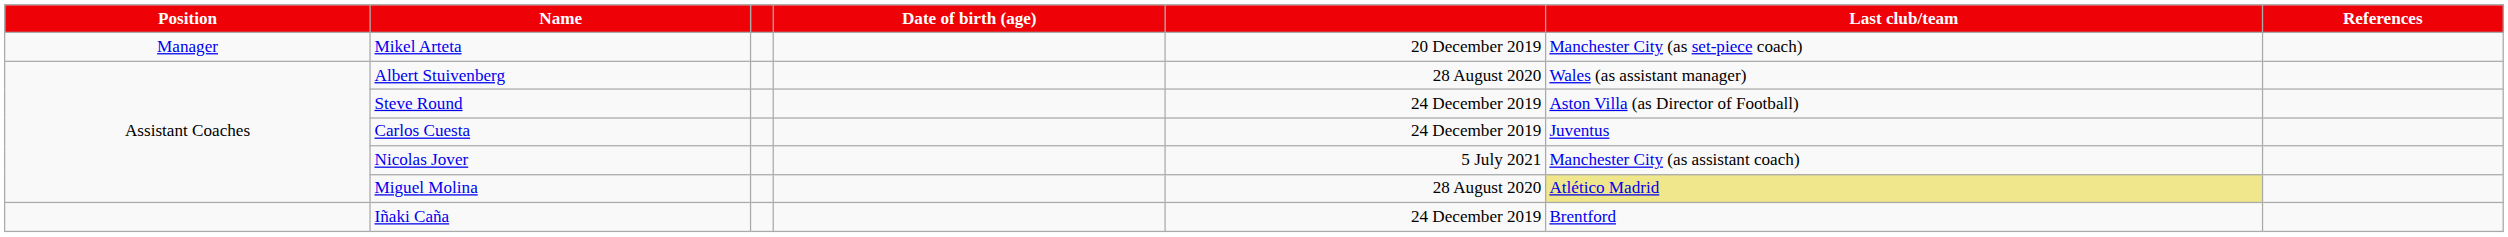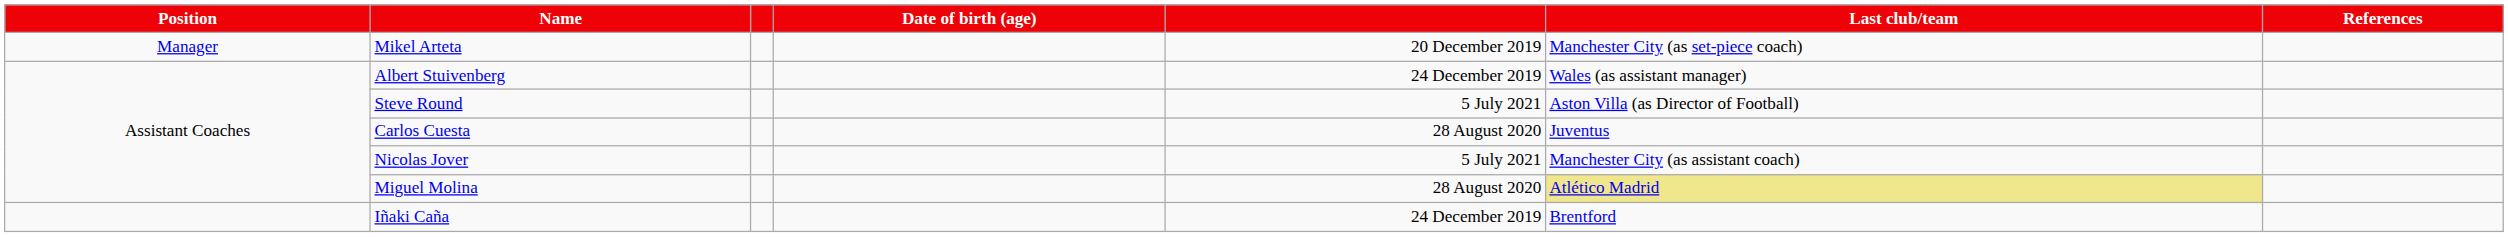(1487, 74) 28 August 2020 -> (1476, 74) 24 December 2019
(1476, 103) 24 December 2019 -> (1501, 103) 5 July 2021
(1476, 131) 24 December 2019 -> (1487, 131) 28 August 2020
